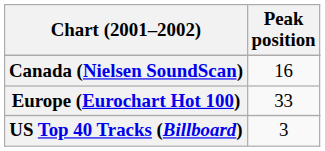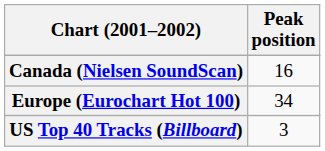(284, 100) 33 -> (284, 100) 34
